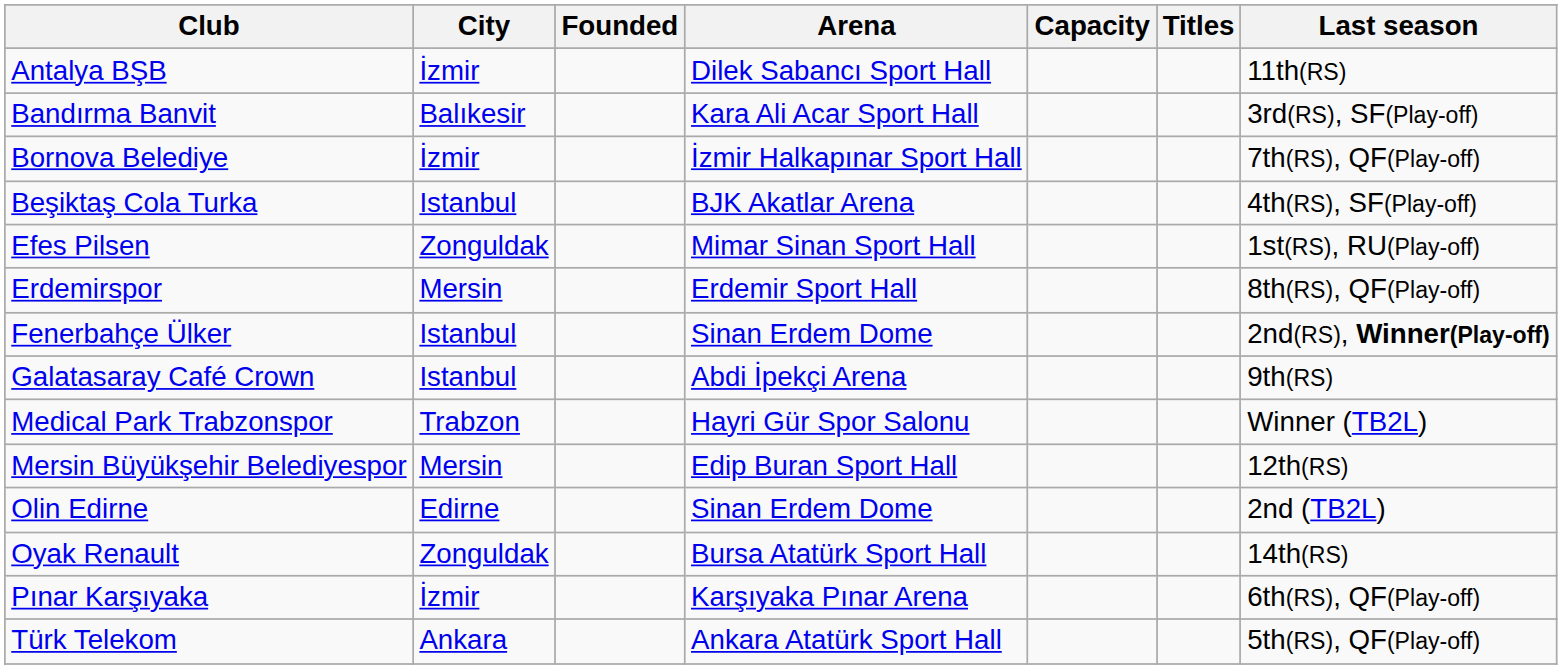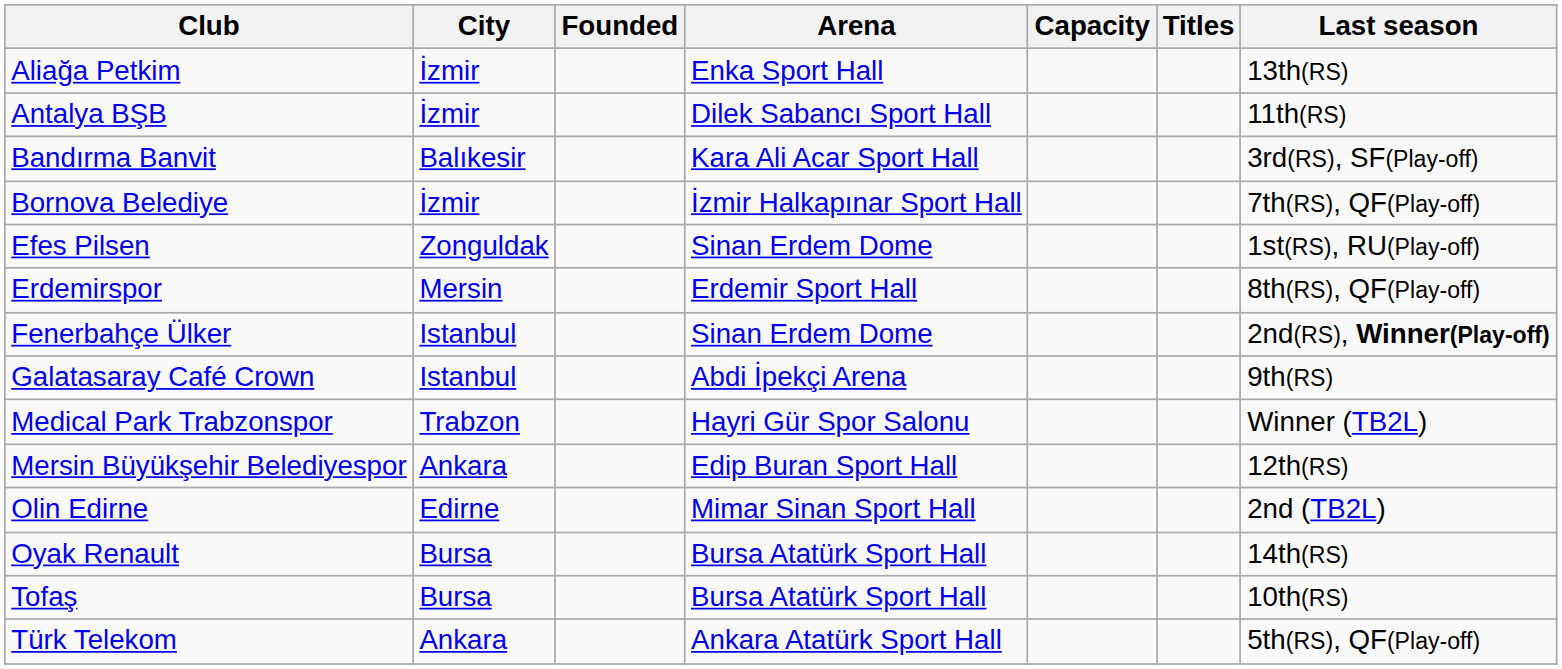+ row: (96, 70)
- row: (134, 202)
(833, 245) Mimar Sinan Sport Hall -> (812, 245) Sinan Erdem Dome
(461, 465) Mersin -> (463, 465) Ankara
(812, 509) Sinan Erdem Dome -> (833, 509) Mimar Sinan Sport Hall
(484, 553) Zonguldak -> (456, 553) Bursa
- row: (110, 597)
+ row: (44, 597)
